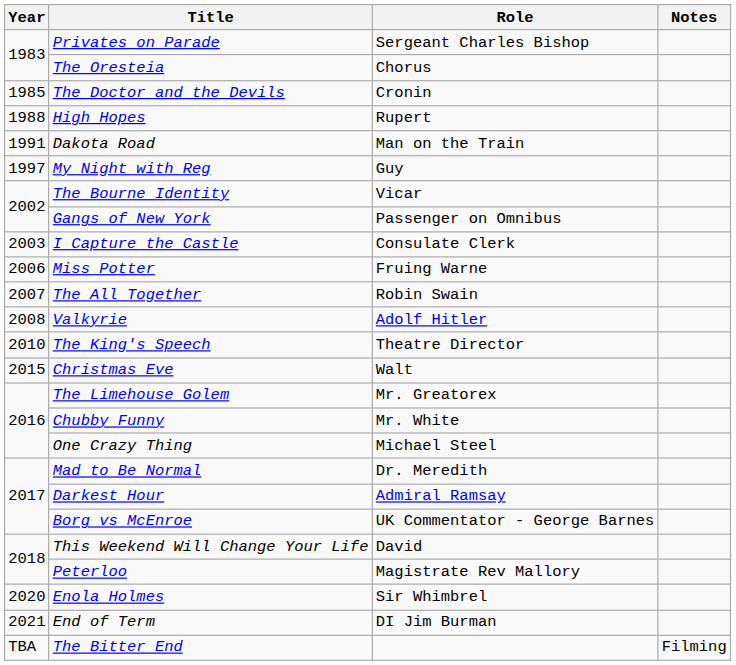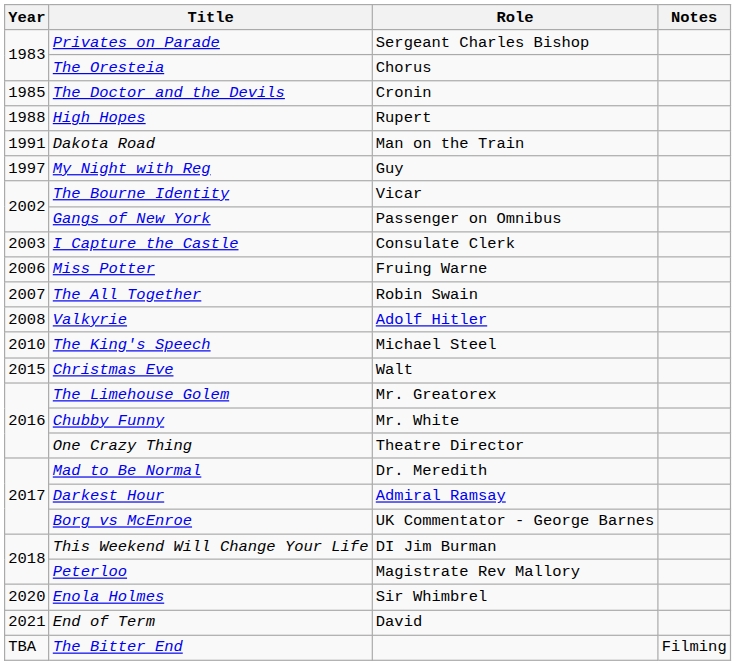(450, 345) Theatre Director -> (436, 345) Michael Steel
(436, 446) Michael Steel -> (450, 446) Theatre Director
(399, 547) David -> (436, 547) DI Jim Burman
(436, 622) DI Jim Burman -> (399, 622) David
